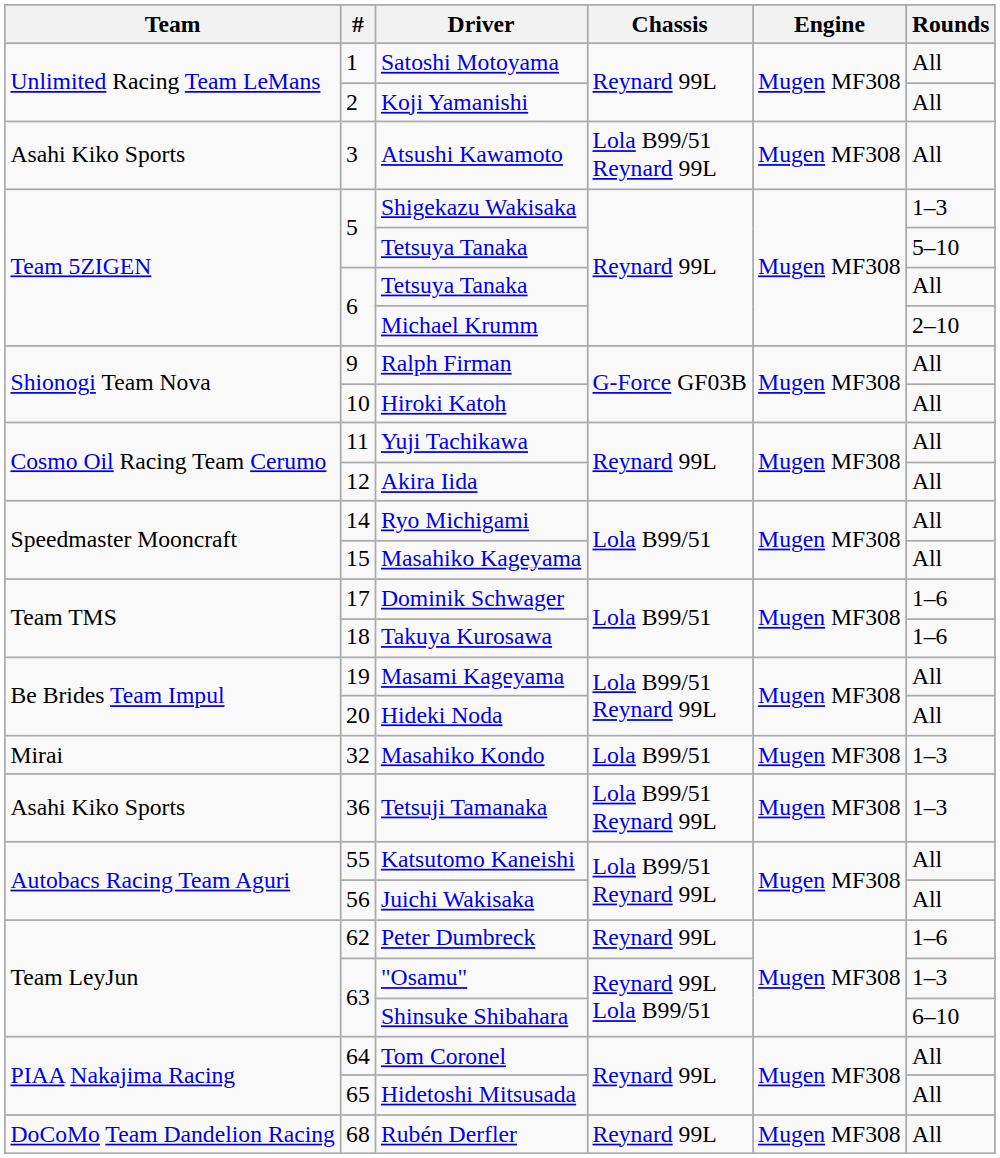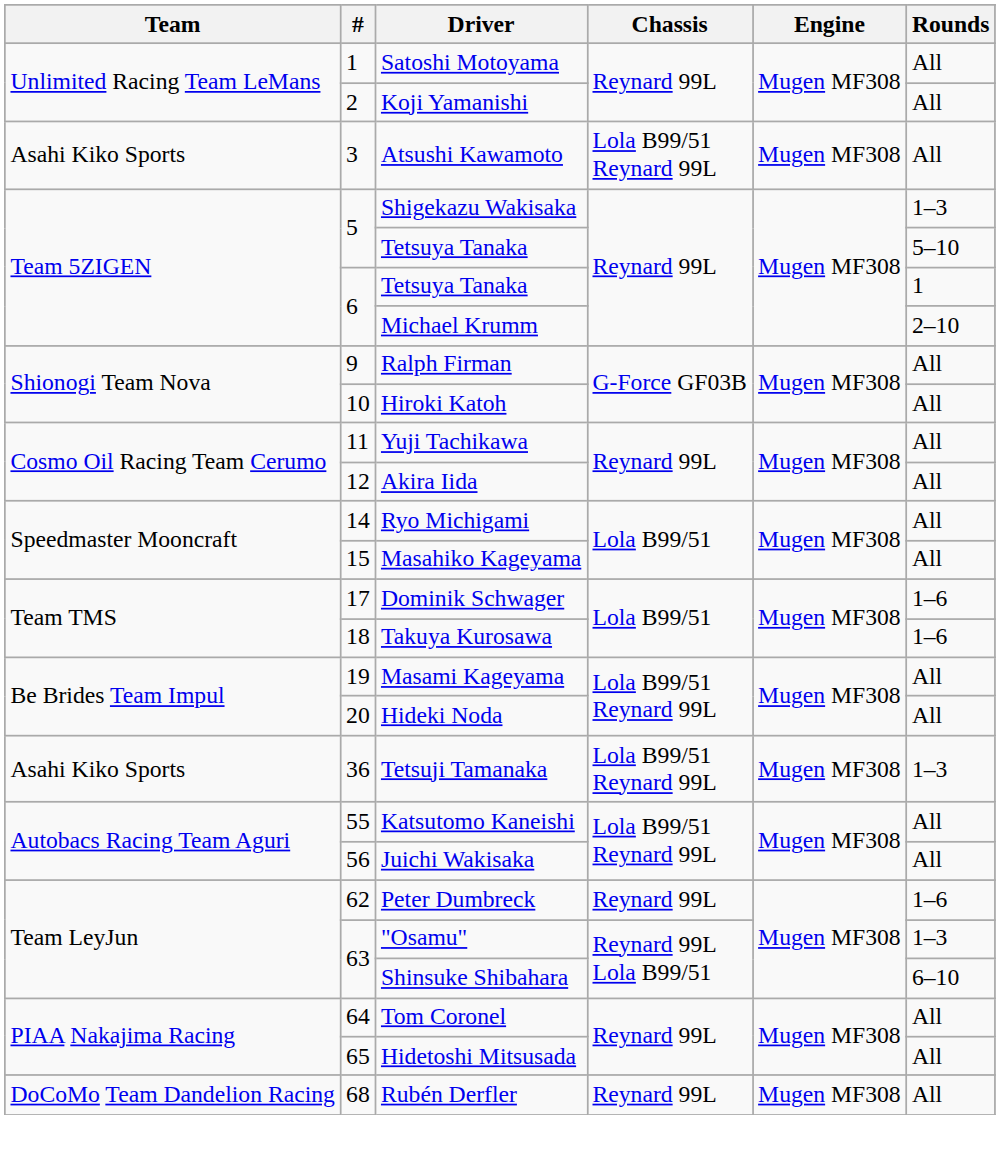(927, 285) All -> (918, 285) 1
- row: (358, 754)
